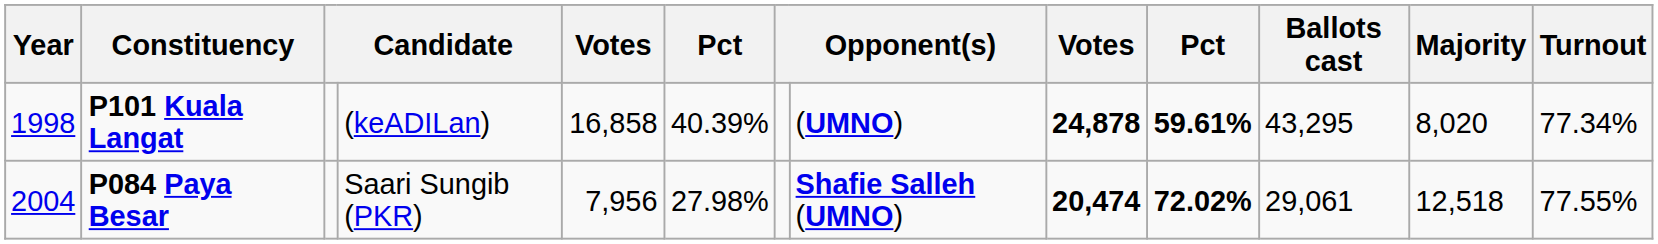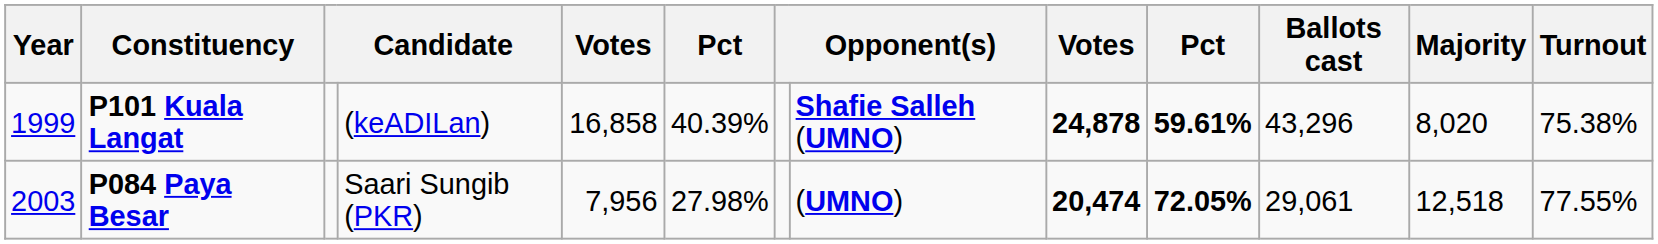(43, 122) 1998 -> (43, 122) 1999
(849, 122) (UMNO) -> (885, 122) Shafie Salleh (UMNO)
(1309, 122) 43,295 -> (1309, 122) 43,296
(1589, 122) 77.34% -> (1589, 122) 75.38%
(43, 200) 2004 -> (43, 200) 2003
(885, 200) Shafie Salleh (UMNO) -> (849, 200) (UMNO)
(1203, 200) 72.02% -> (1203, 200) 72.05%
